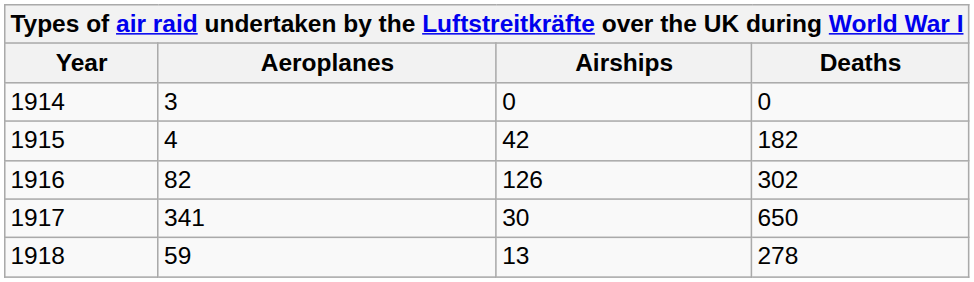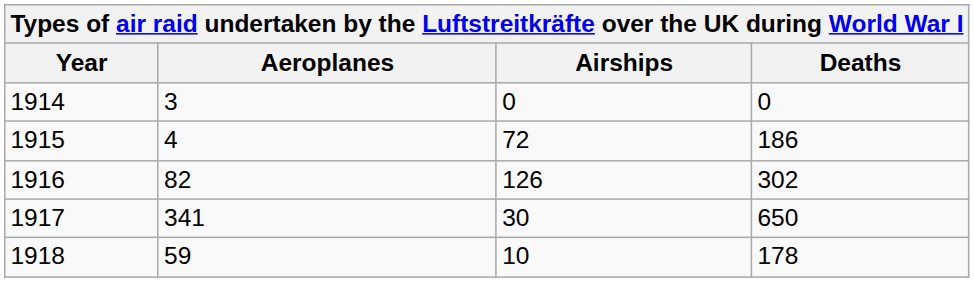(516, 140) 42 -> (516, 140) 72
(778, 140) 182 -> (778, 140) 186
(516, 256) 13 -> (516, 256) 10
(778, 256) 278 -> (778, 256) 178
